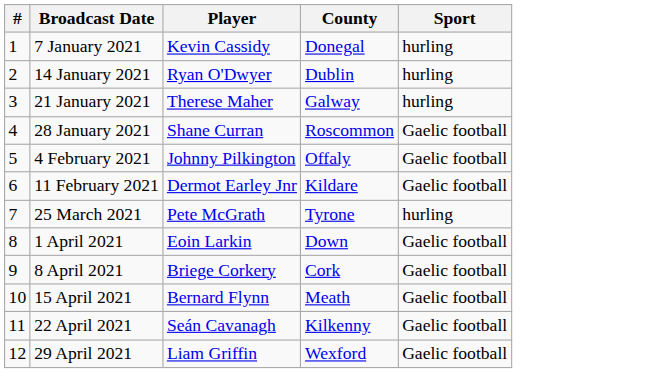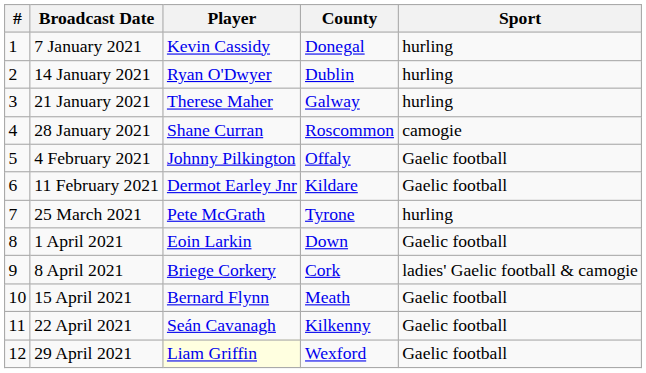(455, 130) Gaelic football -> (432, 130) camogie
(455, 269) Gaelic football -> (520, 269) ladies' Gaelic football & camogie
(212, 353) no background -> (212, 353) lightyellow background
